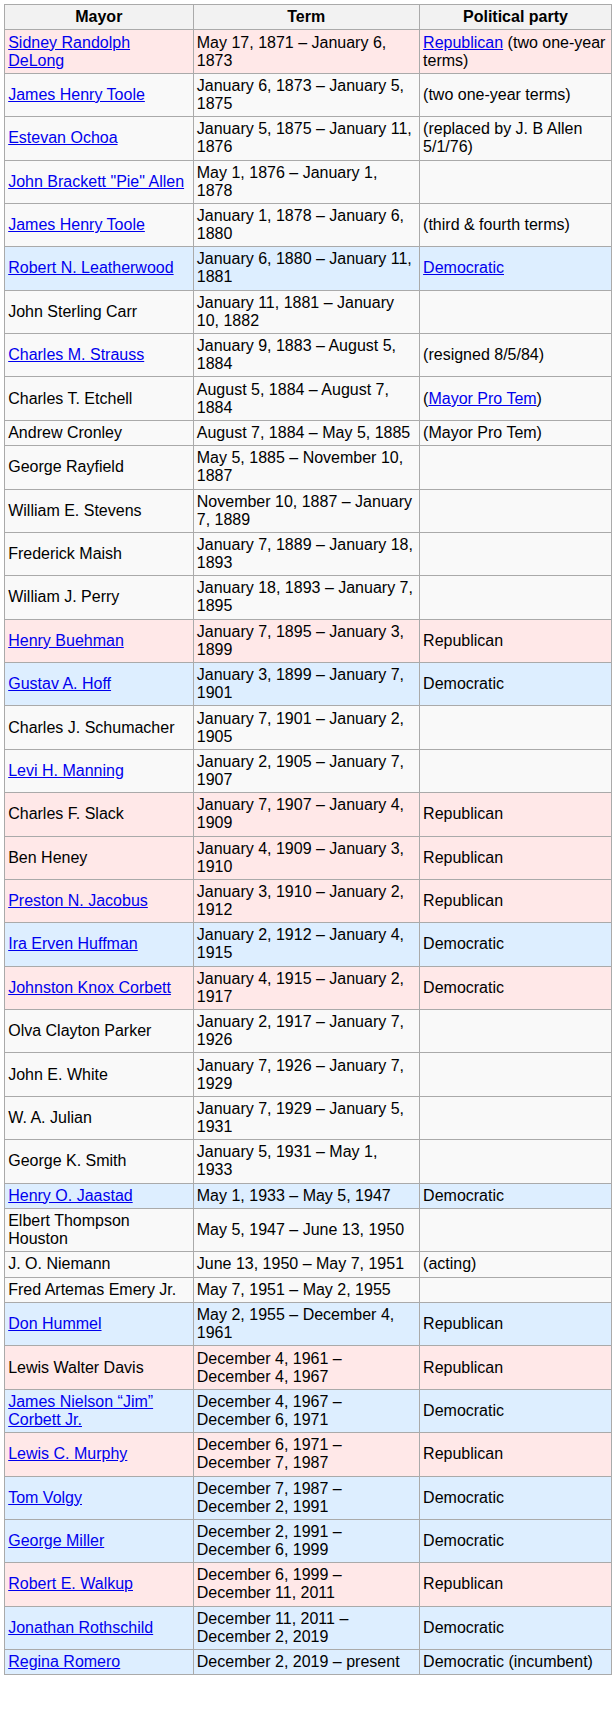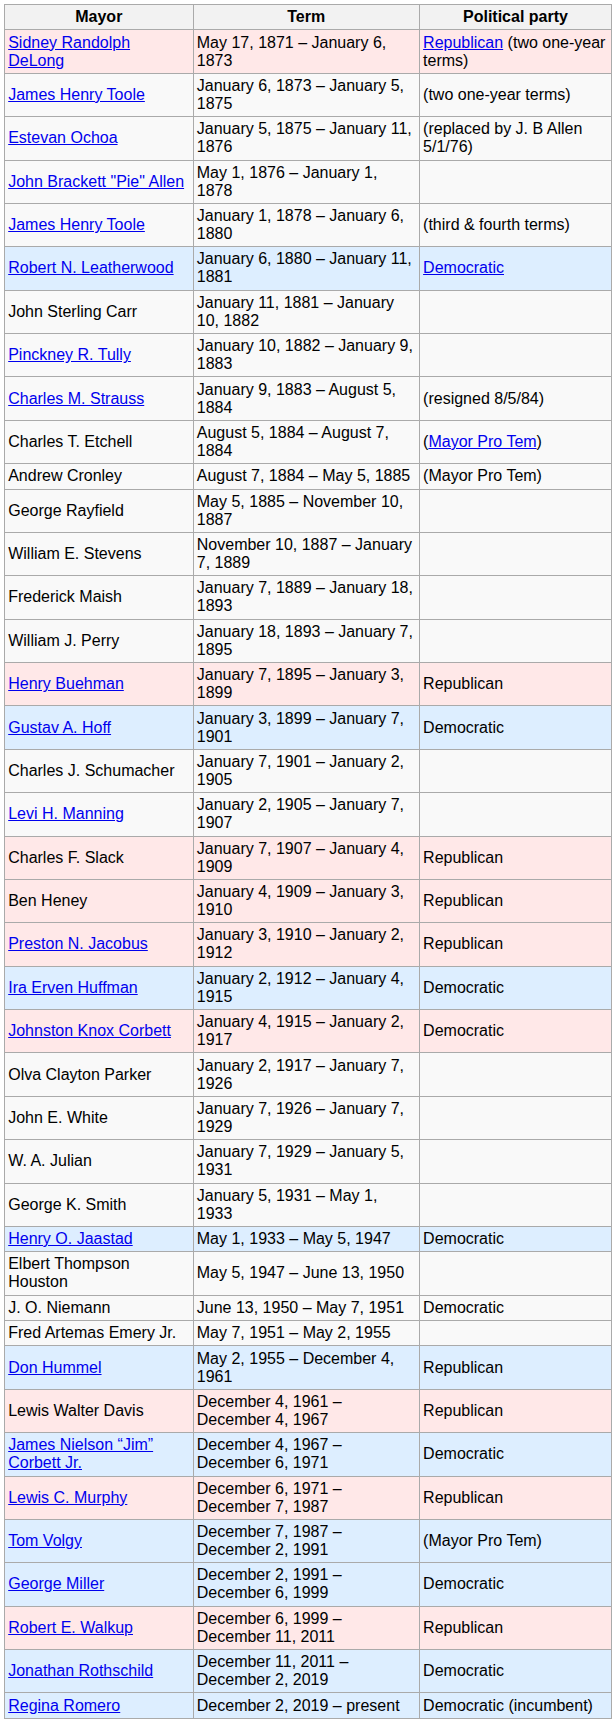+ row: (305, 355)
(450, 1264) (acting) -> (464, 1307) Democratic
(464, 1497) Democratic -> (483, 1541) (Mayor Pro Tem)
